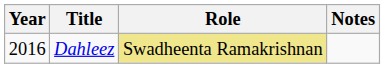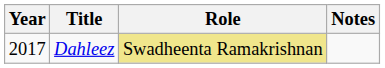(27, 48) 2016 -> (27, 48) 2017
